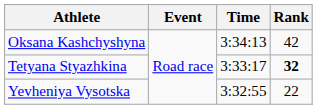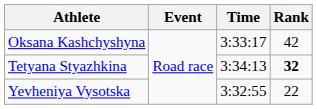(243, 42) 3:34:13 -> (243, 42) 3:33:17
(243, 67) 3:33:17 -> (243, 67) 3:34:13
